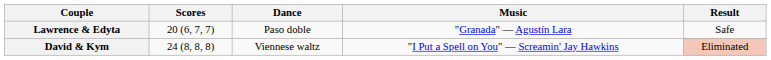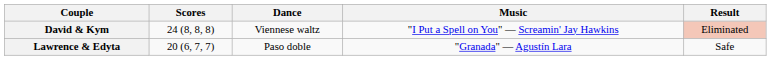rows swapped: (77, 47) <-> (77, 30)
